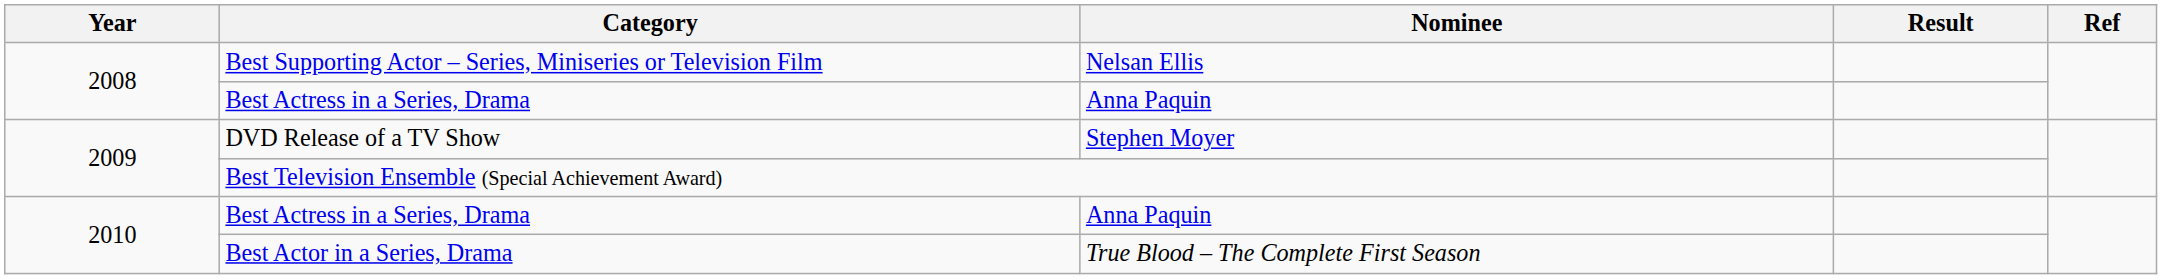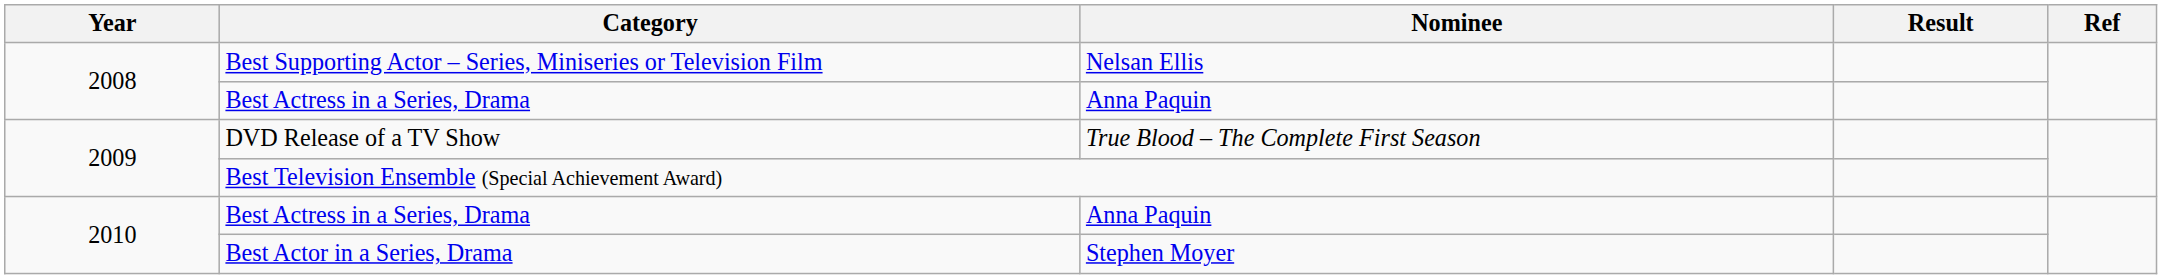(1160, 138) Stephen Moyer -> (1283, 138) True Blood – The Complete First Season
(1283, 253) True Blood – The Complete First Season -> (1160, 253) Stephen Moyer
